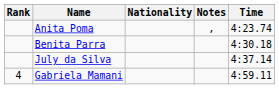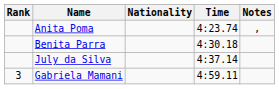columns swapped: (251, 12) <-> (211, 12)
(18, 76) 4 -> (18, 76) 3
